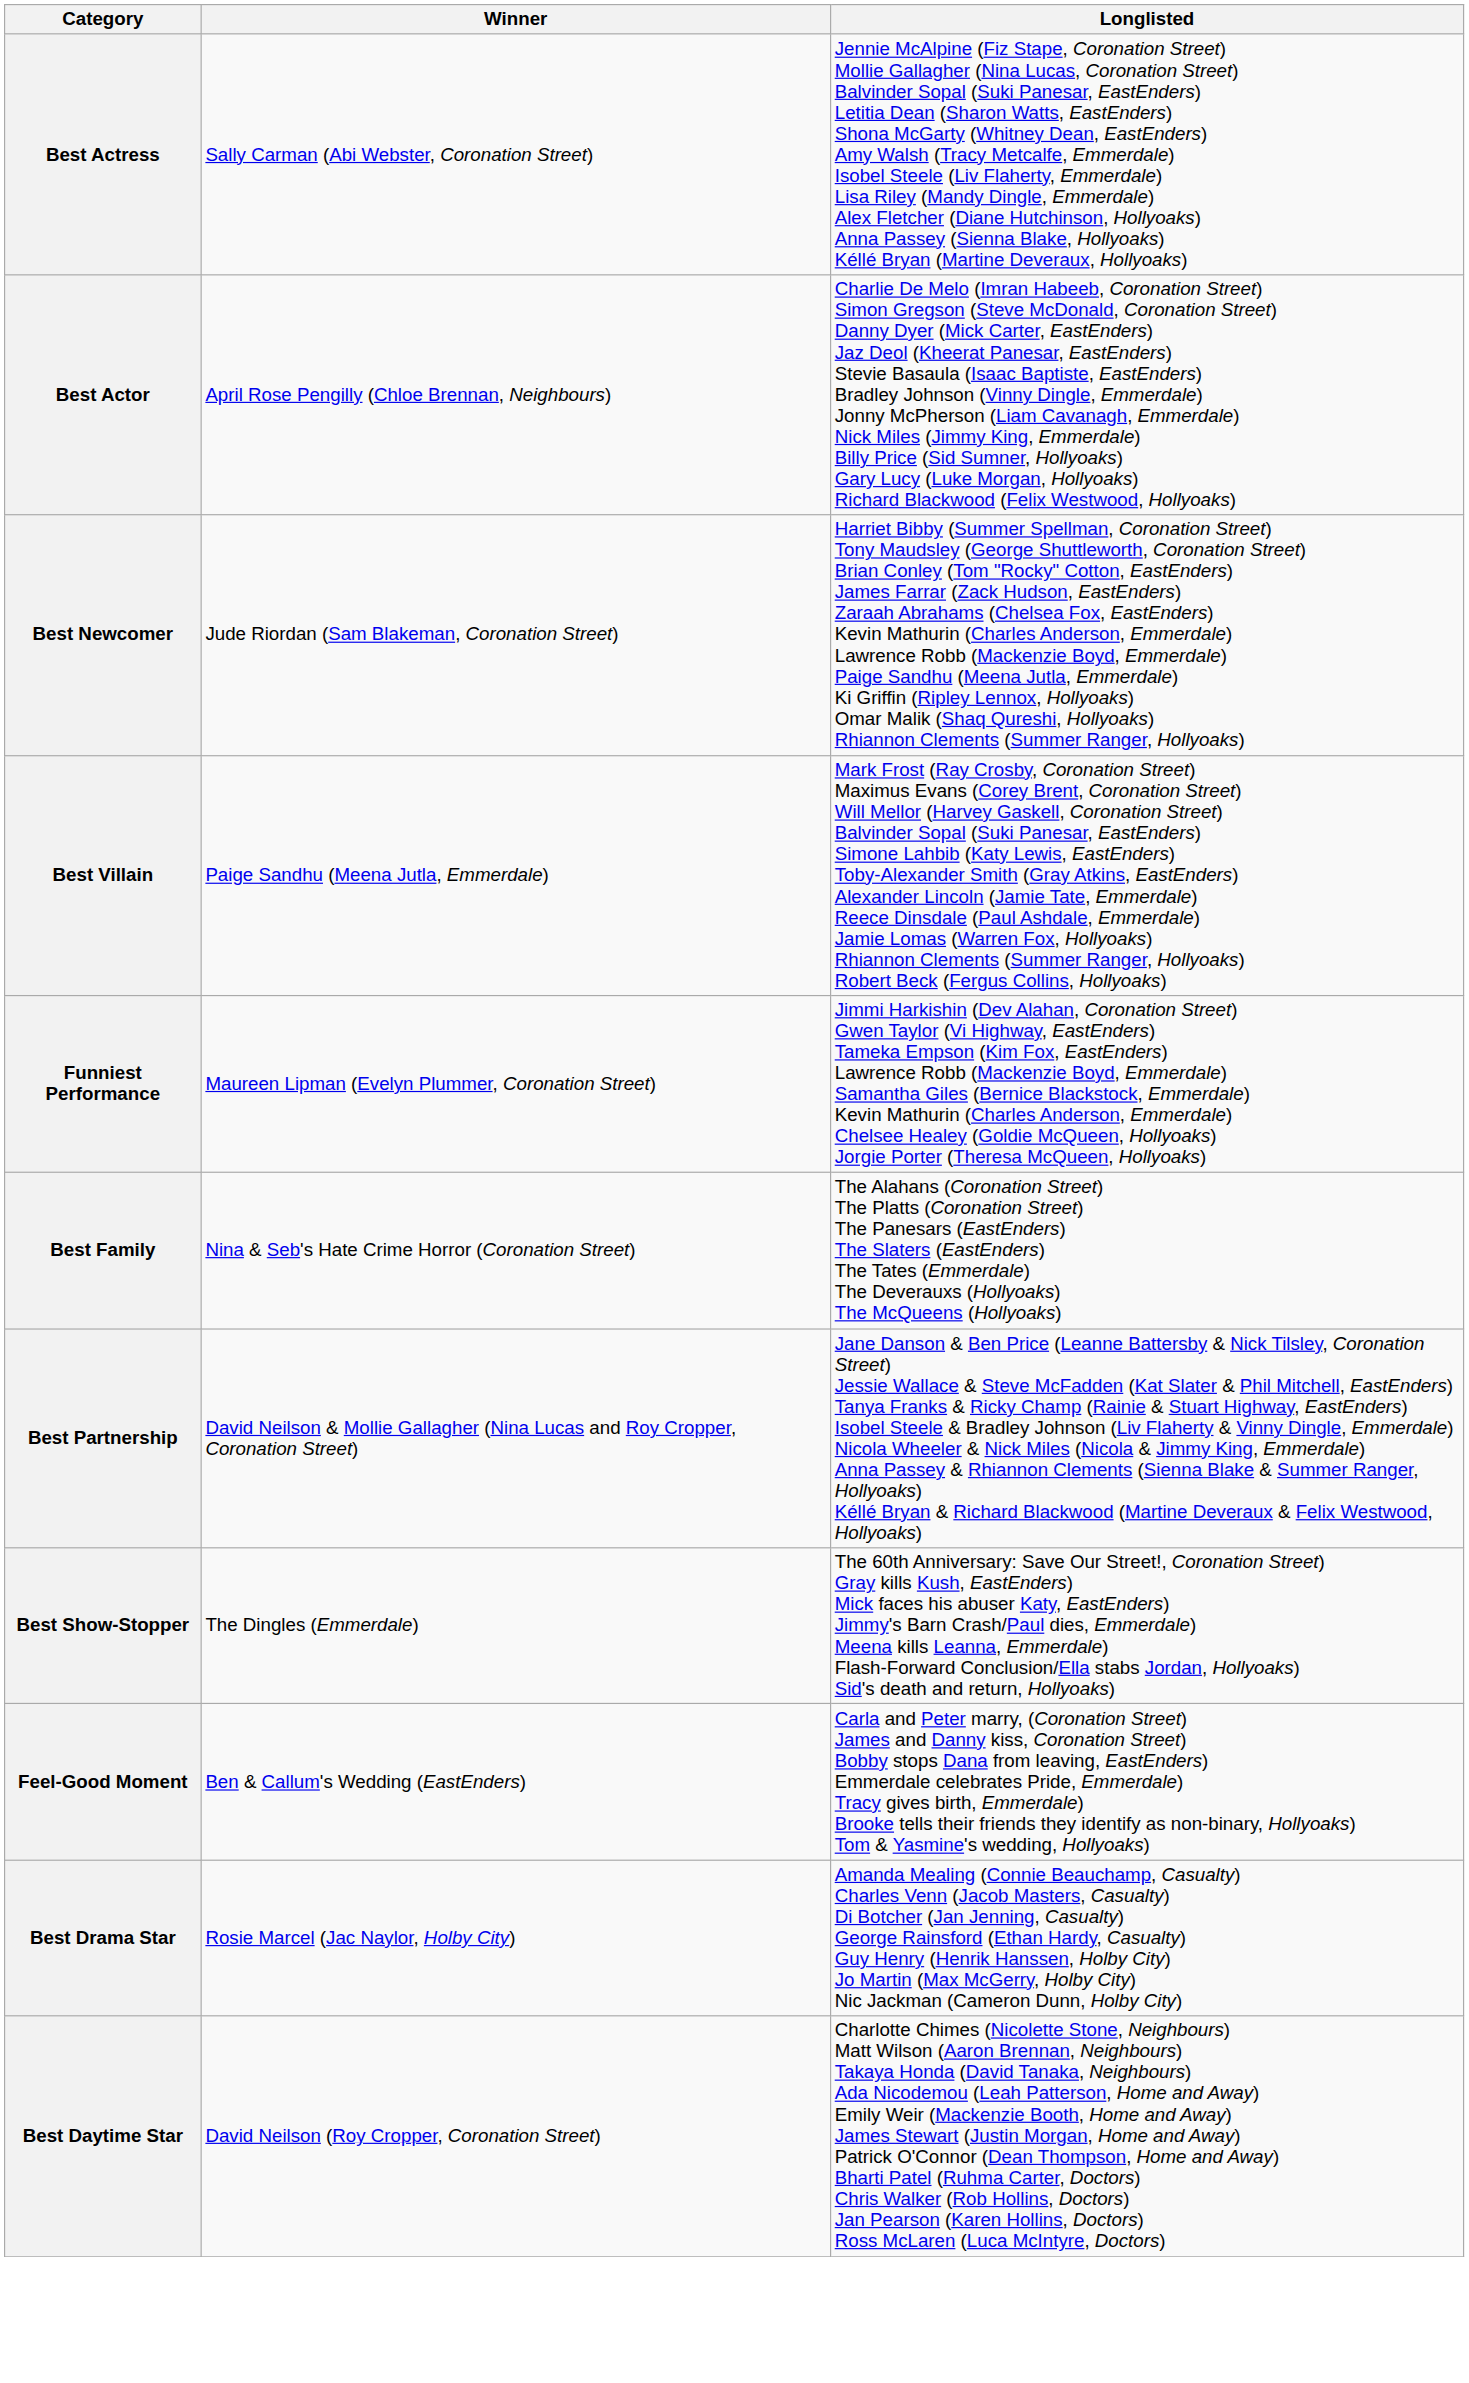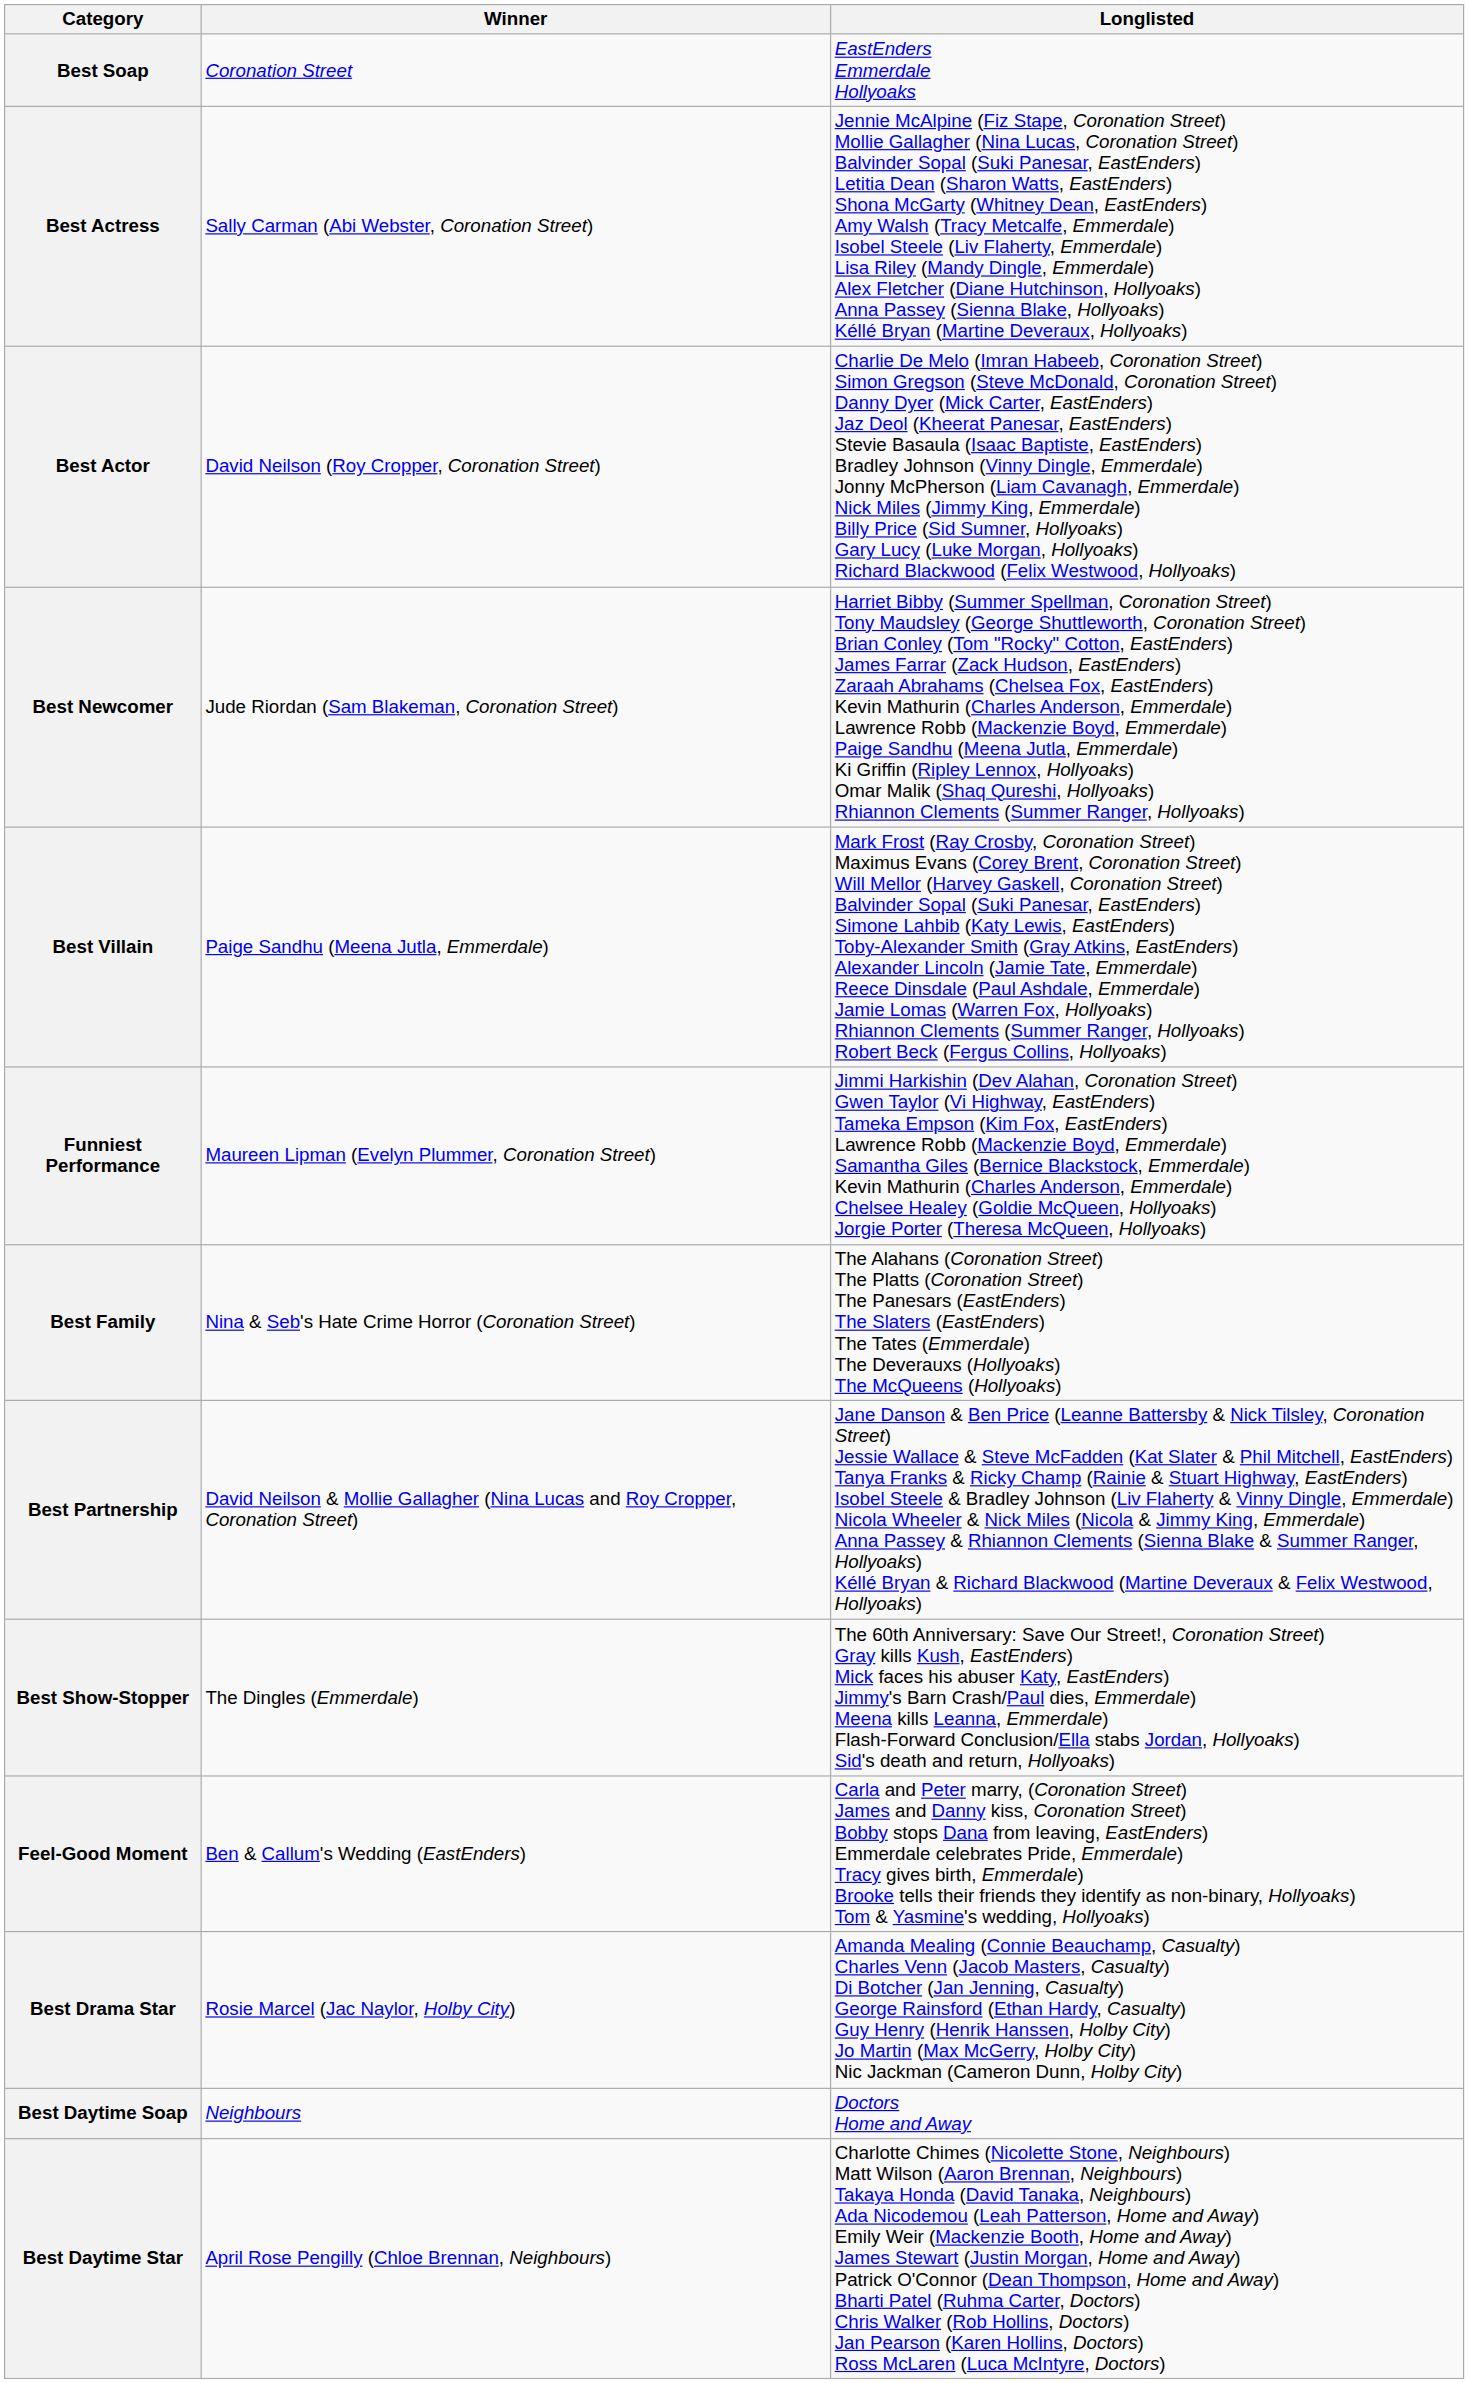+ row: (103, 70)
(408, 394) April Rose Pengilly (Chloe Brennan, Neighbours) -> (403, 466) David Neilson (Roy Cropper, Coronation Street)
+ row: (103, 2113)
(403, 2136) David Neilson (Roy Cropper, Coronation Street) -> (408, 2258) April Rose Pengilly (Chloe Brennan, Neighbours)
